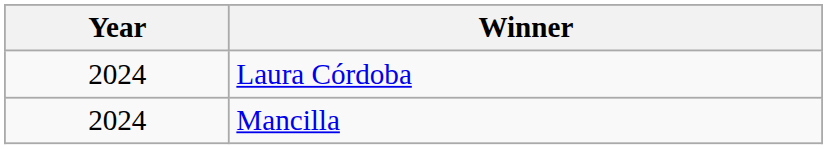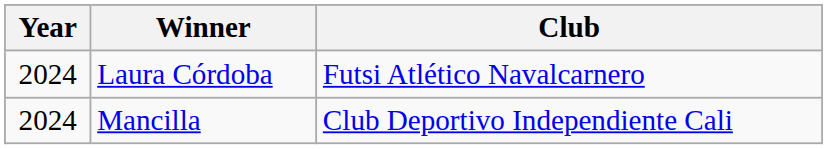+ column: (569, 27)
